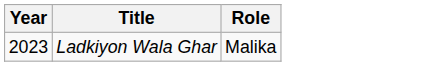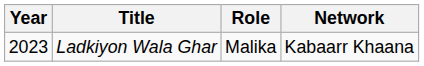+ column: (349, 18)
